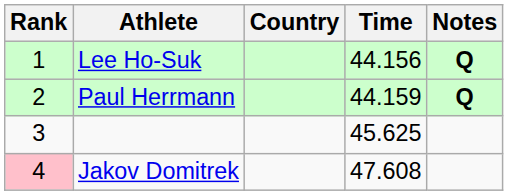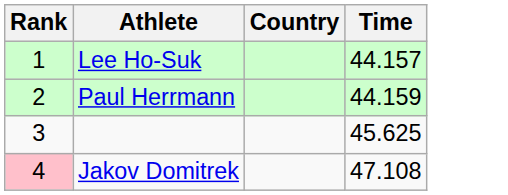- column: (465, 23)
(386, 60) 44.156 -> (386, 60) 44.157
(386, 171) 47.608 -> (386, 171) 47.108
